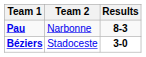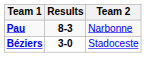columns swapped: (72, 12) <-> (120, 12)
